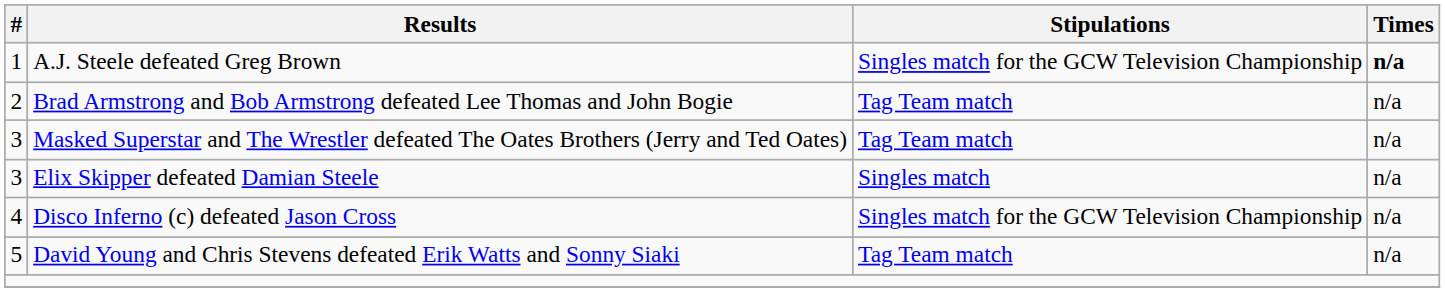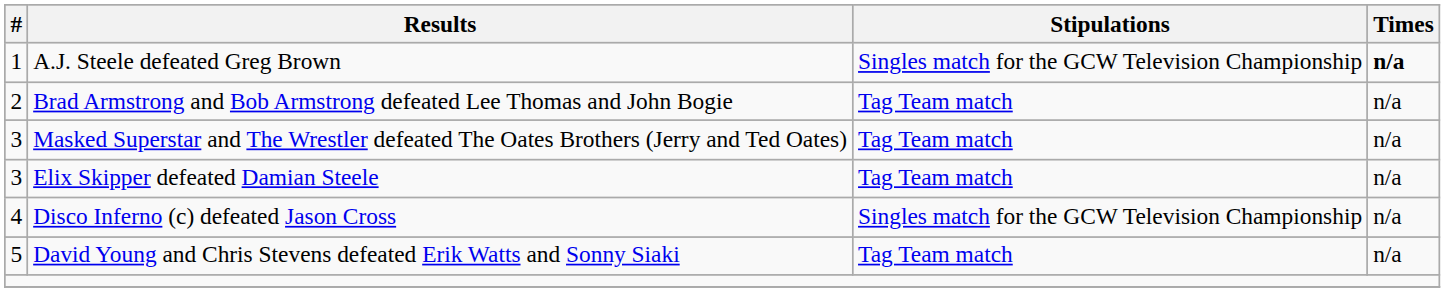(924, 177) Singles match -> (935, 177) Tag Team match
